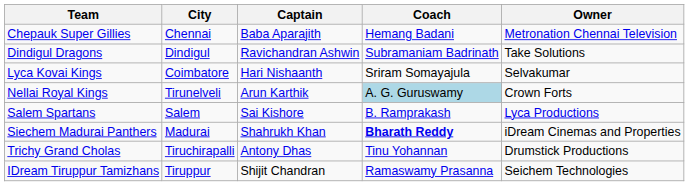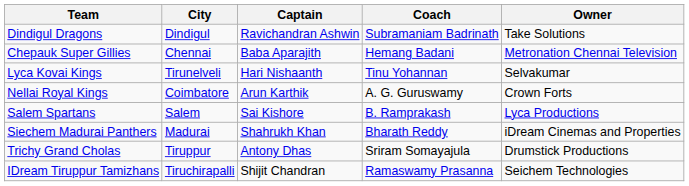rows swapped: (69, 34) <-> (55, 54)
(197, 73) Coimbatore -> (193, 73) Tirunelveli
(418, 73) Sriram Somayajula -> (406, 73) Tinu Yohannan
(193, 93) Tirunelveli -> (197, 93) Coimbatore
(414, 93) lightblue background -> (414, 93) no background
(409, 132) bold -> (407, 132) normal
(200, 152) Tiruchirapalli -> (188, 152) Tiruppur
(406, 152) Tinu Yohannan -> (418, 152) Sriram Somayajula
(188, 171) Tiruppur -> (200, 171) Tiruchirapalli
